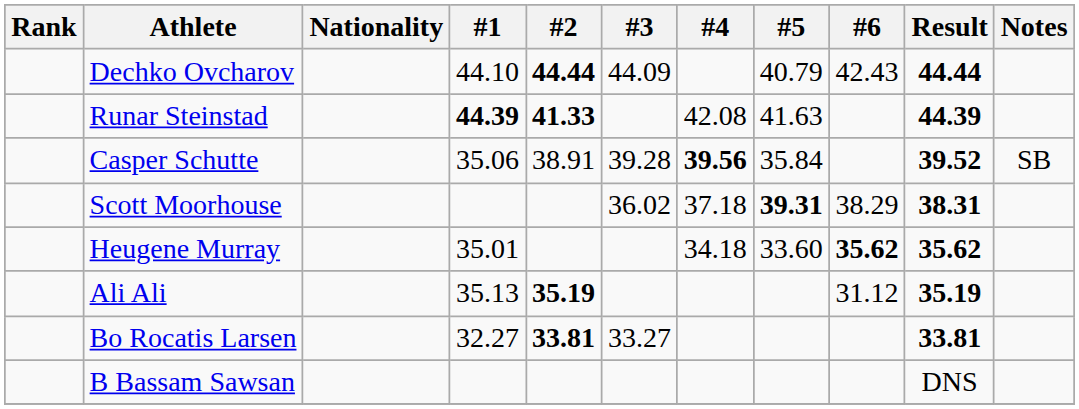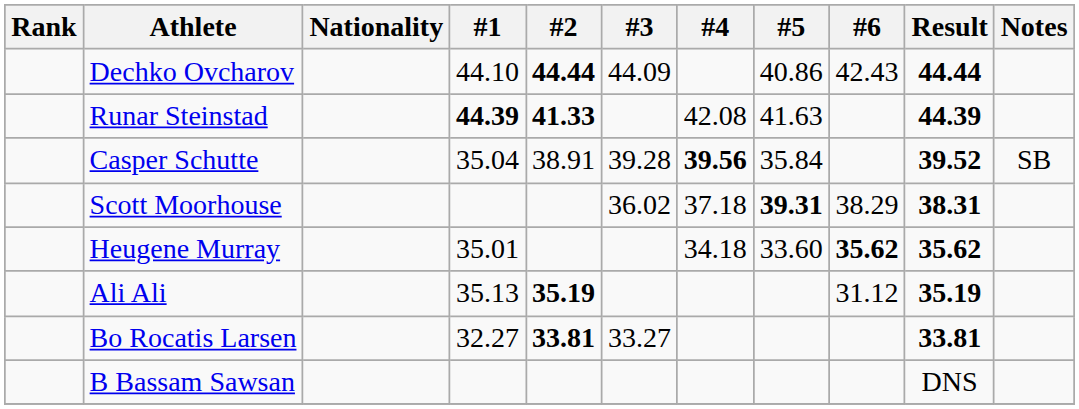(791, 71) 40.79 -> (791, 71) 40.86
(488, 159) 35.06 -> (488, 159) 35.04
